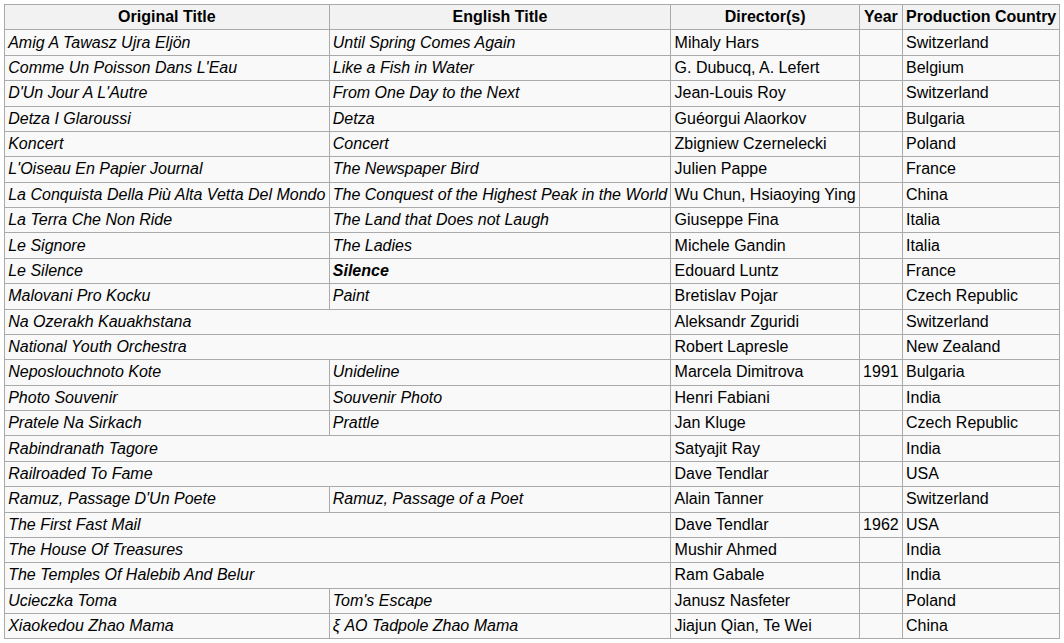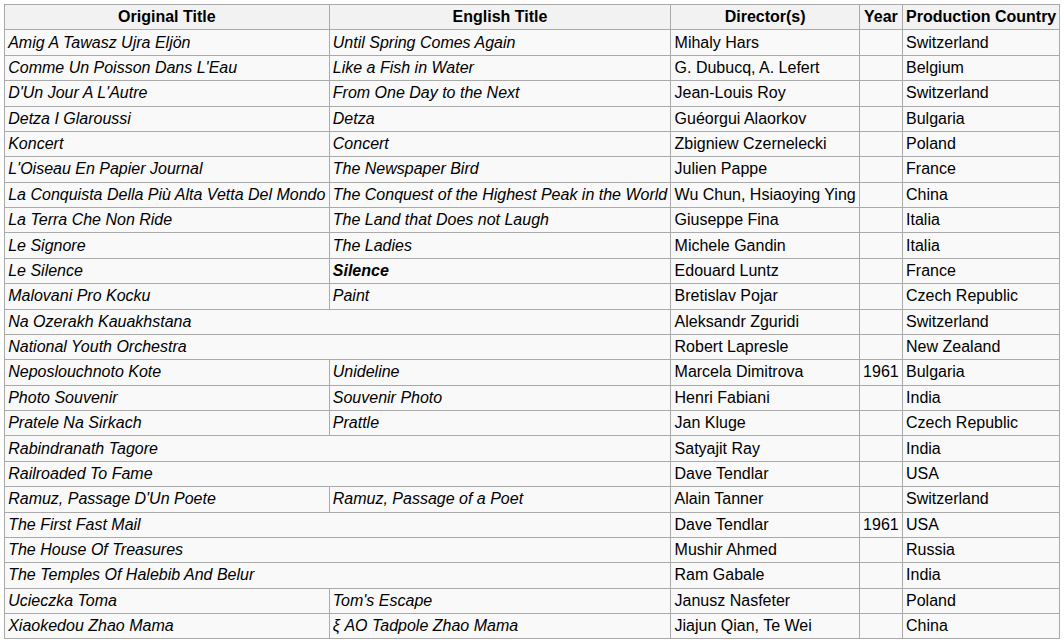(881, 372) 1991 -> (881, 372) 1961
(881, 524) 1962 -> (881, 524) 1961
(923, 550) India -> (930, 550) Russia
